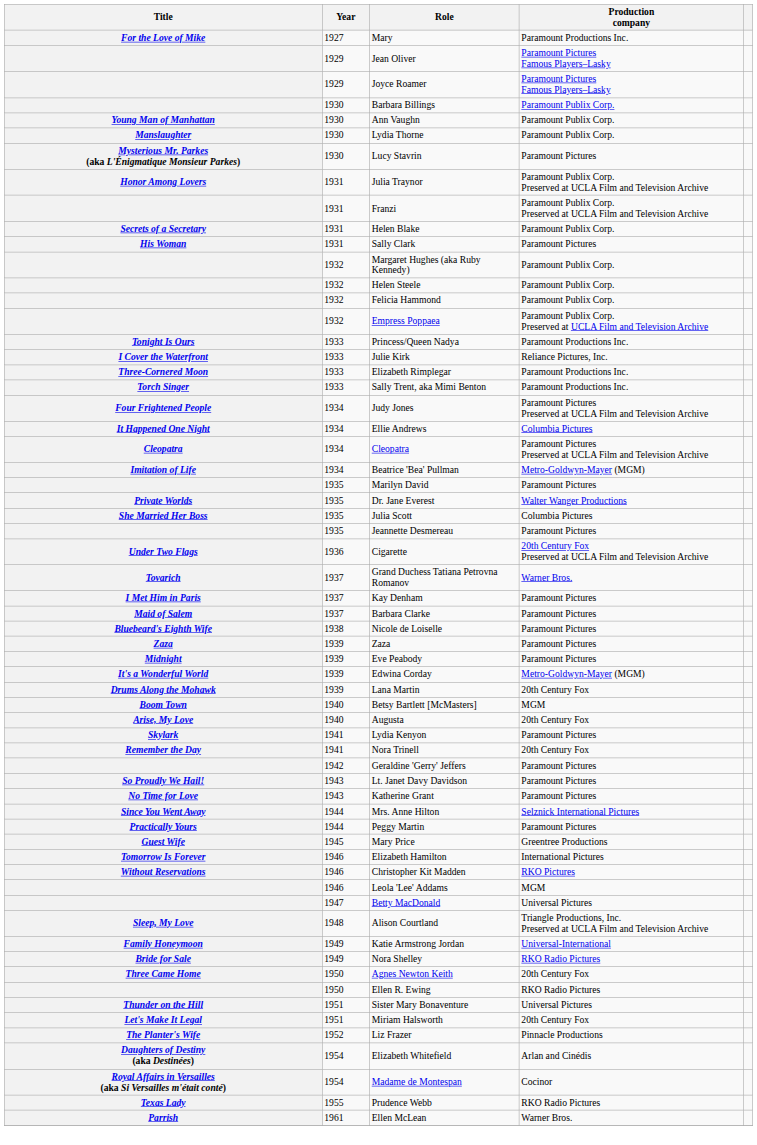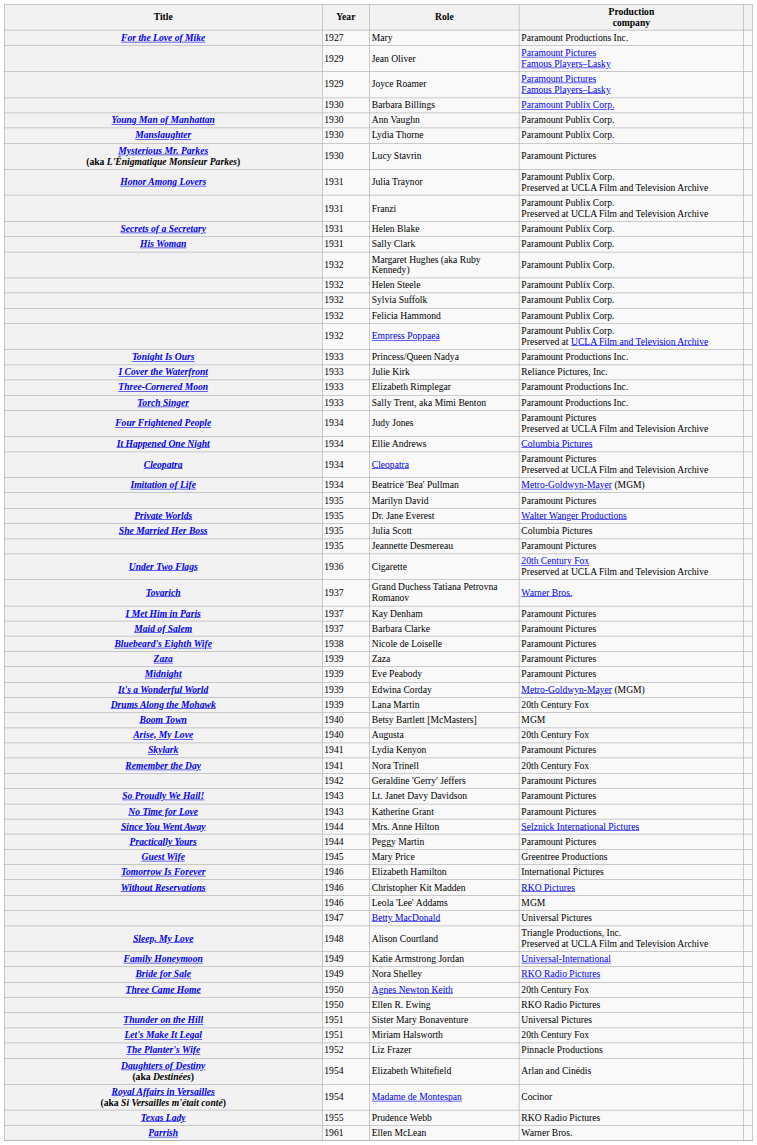(559, 244) Paramount Pictures -> (568, 244) Paramount Publix Corp.
+ row: (400, 300)
